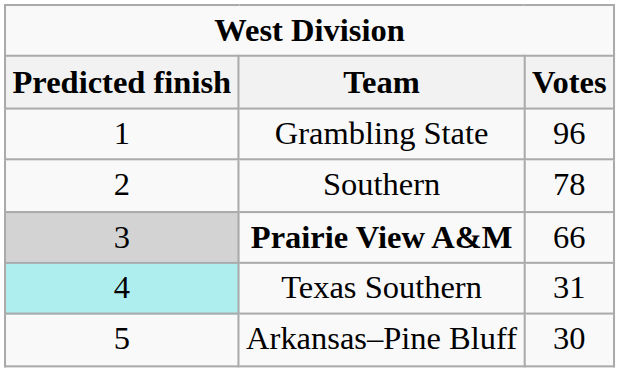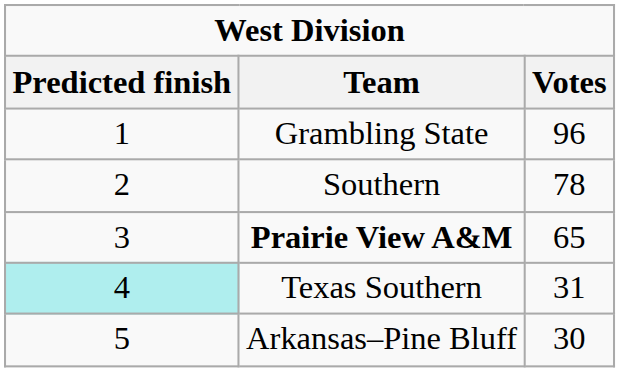(122, 236) lightgrey background -> (122, 236) no background
(569, 236) 66 -> (569, 236) 65
